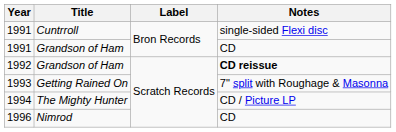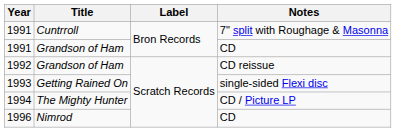(274, 30) single-sided Flexi disc -> (304, 30) 7" split with Roughage & Masonna
(249, 65) bold -> (247, 65) normal
(304, 83) 7" split with Roughage & Masonna -> (274, 83) single-sided Flexi disc
